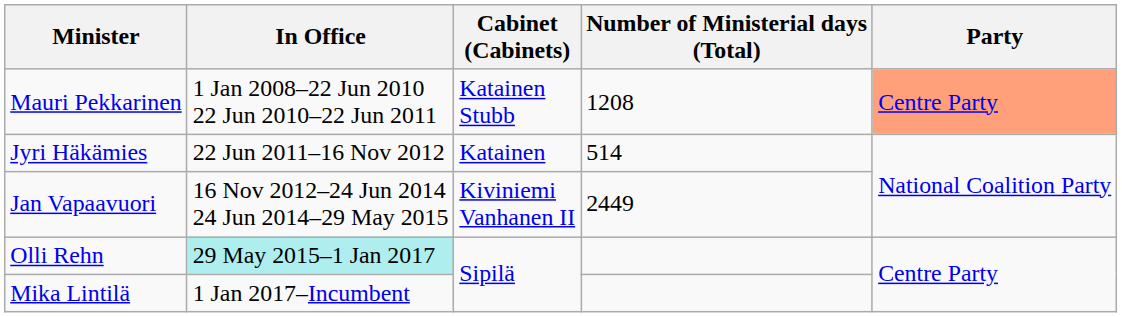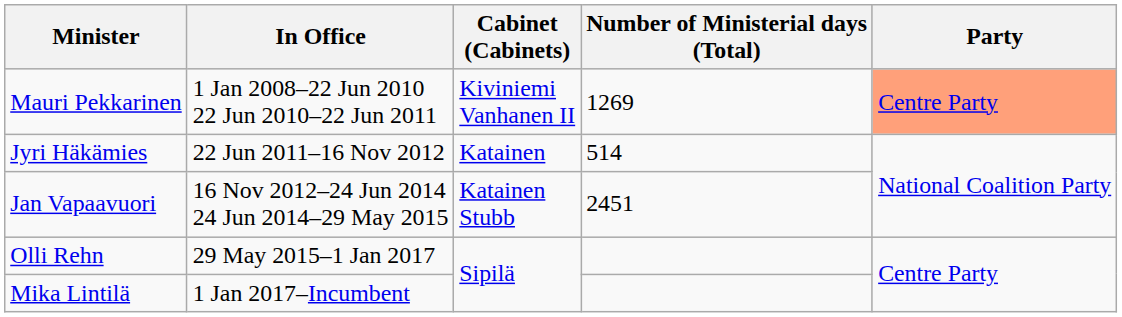(502, 101) Katainen Stubb -> (517, 101) Kiviniemi Vanhanen II
(610, 101) 1208 -> (610, 101) 1269
(517, 203) Kiviniemi Vanhanen II -> (502, 203) Katainen Stubb
(610, 203) 2449 -> (610, 203) 2451
(314, 255) paleturquoise background -> (314, 255) no background
